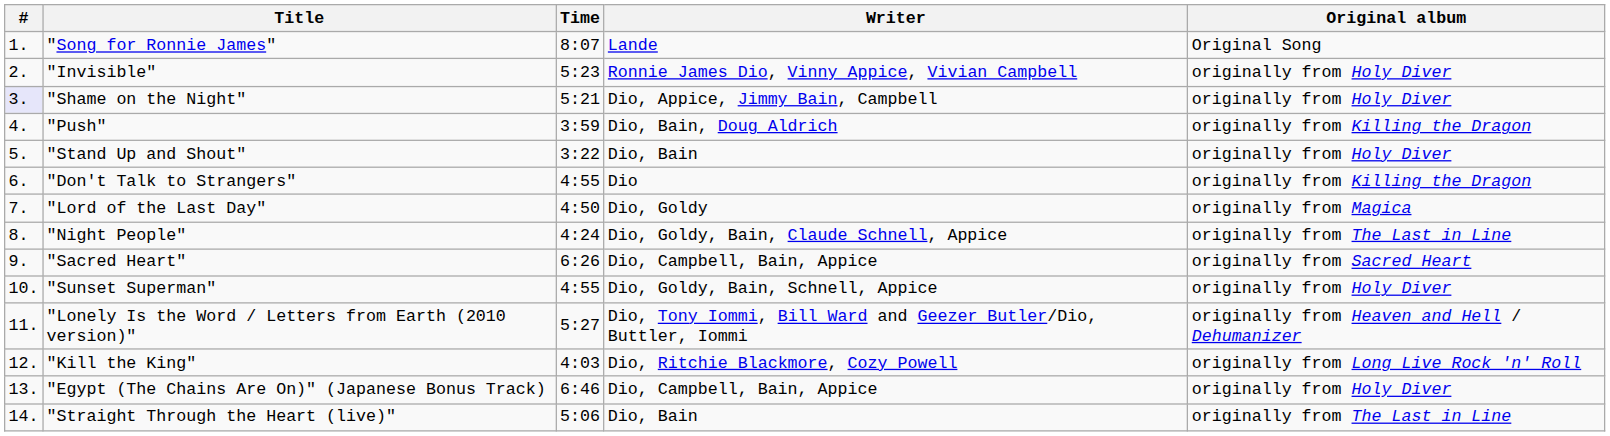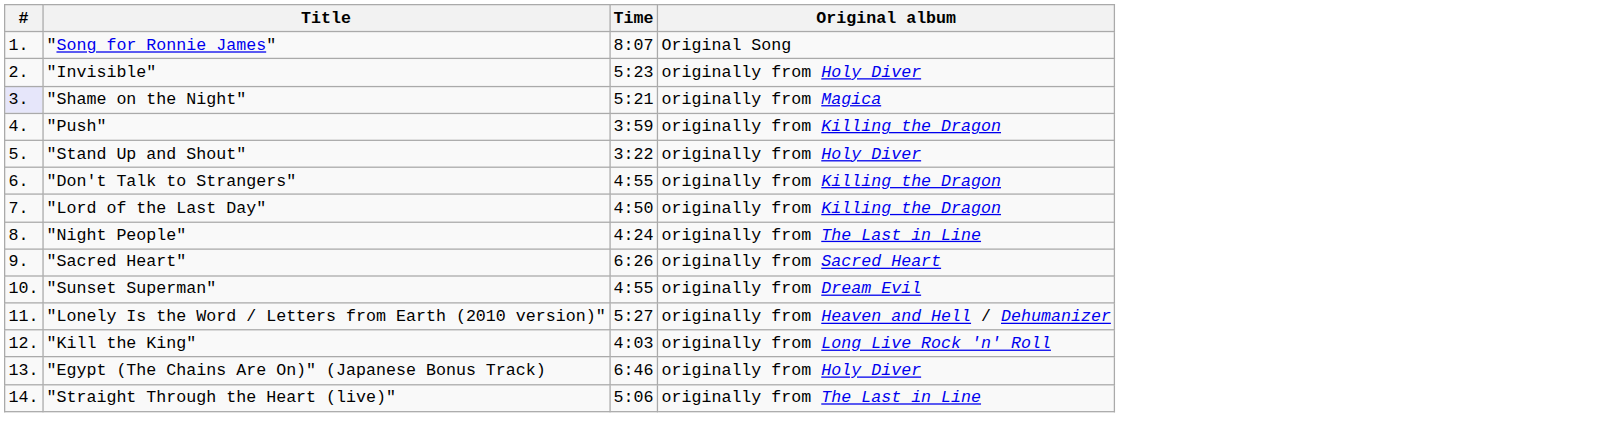- column: (896, 18)
(1322, 100) originally from Holy Diver -> (771, 100) originally from Magica
(1302, 208) originally from Magica -> (831, 208) originally from Killing the Dragon
(1322, 289) originally from Holy Diver -> (791, 289) originally from Dream Evil
